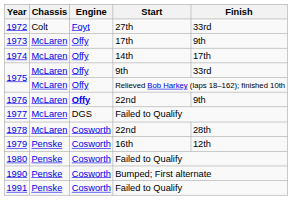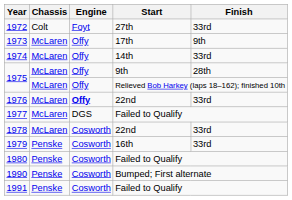(202, 56) 17th -> (202, 56) 33rd
(202, 71) 33rd -> (202, 71) 28th
(199, 100) 9th -> (202, 100) 33rd
(202, 129) 28th -> (202, 129) 33rd
(202, 144) 12th -> (202, 144) 33rd
